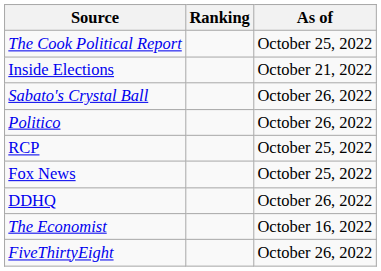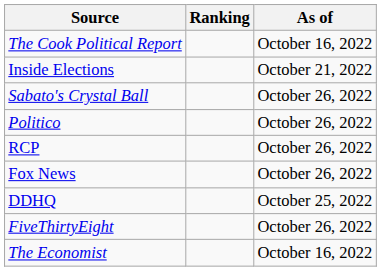(315, 43) October 25, 2022 -> (315, 43) October 16, 2022
(315, 148) October 25, 2022 -> (315, 148) October 26, 2022
(315, 174) October 25, 2022 -> (315, 174) October 26, 2022
(315, 200) October 26, 2022 -> (315, 200) October 25, 2022
rows swapped: (61, 252) <-> (58, 226)
